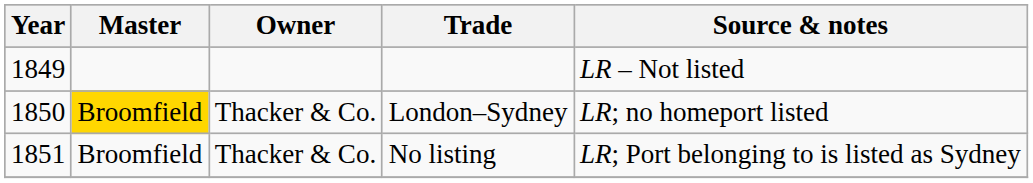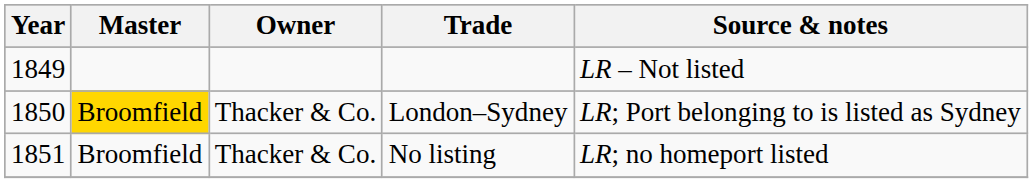(704, 111) LR; no homeport listed -> (800, 111) LR; Port belonging to is listed as Sydney
(800, 154) LR; Port belonging to is listed as Sydney -> (704, 154) LR; no homeport listed
